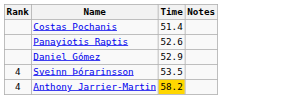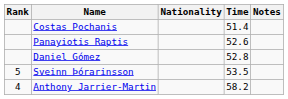+ column: (191, 12)
(172, 57) 52.9 -> (237, 57) 52.8
(18, 72) 4 -> (18, 72) 5
(172, 87) gold background -> (237, 87) no background
